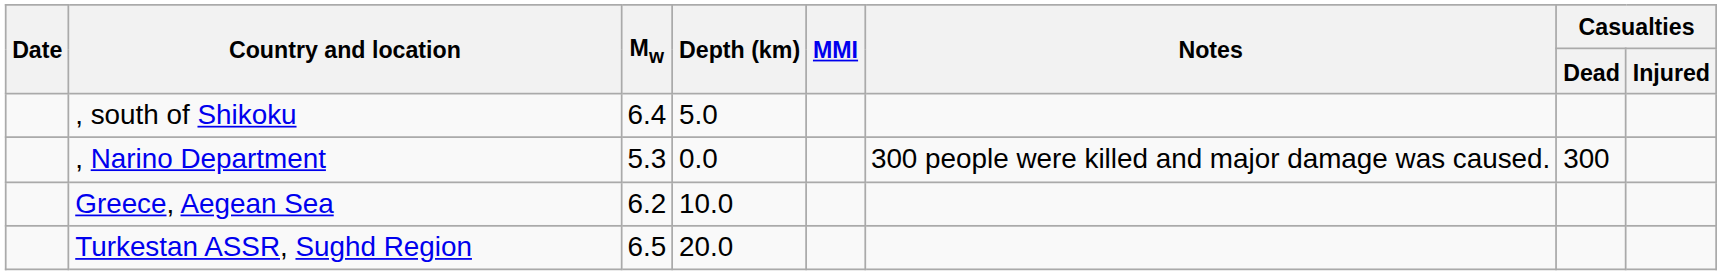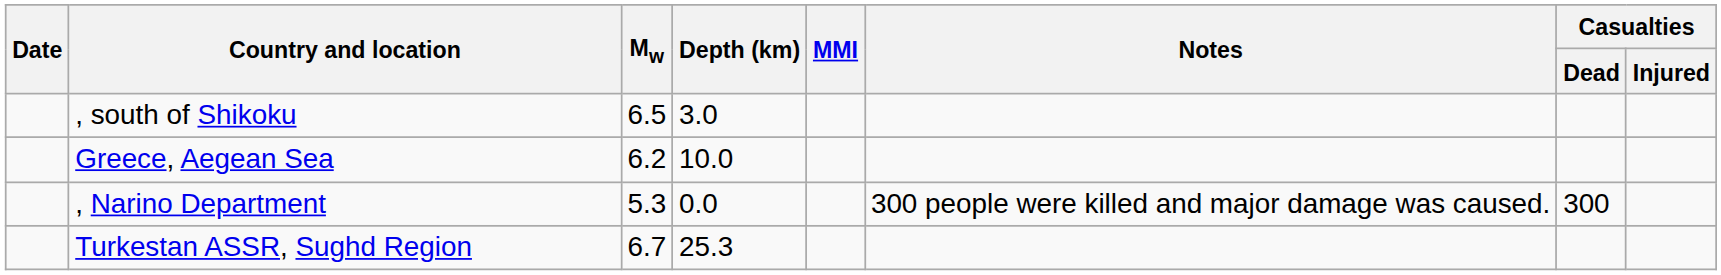(647, 114) 6.4 -> (647, 114) 6.5
(698, 114) 5.0 -> (698, 114) 3.0
rows swapped: (204, 203) <-> (201, 159)
(647, 247) 6.5 -> (647, 247) 6.7
(706, 247) 20.0 -> (706, 247) 25.3
